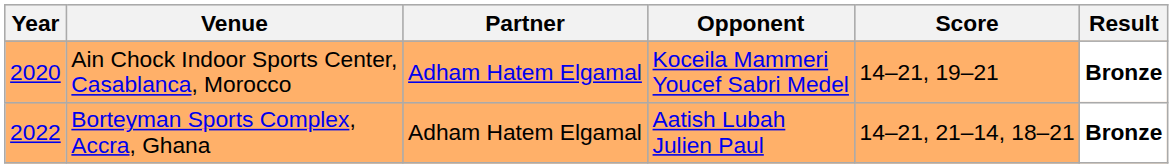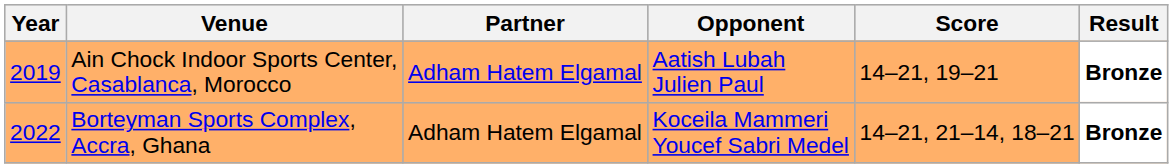(35, 72) 2020 -> (35, 72) 2019
(751, 72) Koceila Mammeri Youcef Sabri Medel -> (719, 72) Aatish Lubah Julien Paul
(719, 133) Aatish Lubah Julien Paul -> (751, 133) Koceila Mammeri Youcef Sabri Medel
